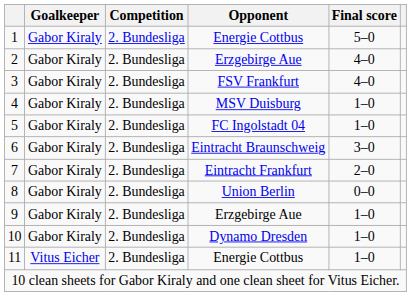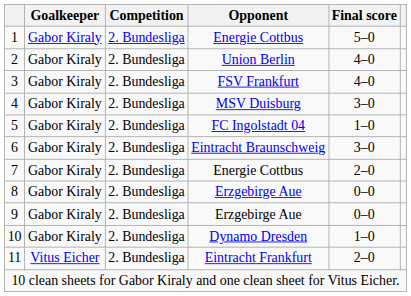(258, 59) Erzgebirge Aue -> (258, 59) Union Berlin
(364, 103) 1–0 -> (364, 103) 3–0
(258, 170) Eintracht Frankfurt -> (258, 170) Energie Cottbus
(258, 192) Union Berlin -> (258, 192) Erzgebirge Aue
(364, 214) 1–0 -> (364, 214) 0–0
(258, 258) Energie Cottbus -> (258, 258) Eintracht Frankfurt
(364, 258) 1–0 -> (364, 258) 2–0
